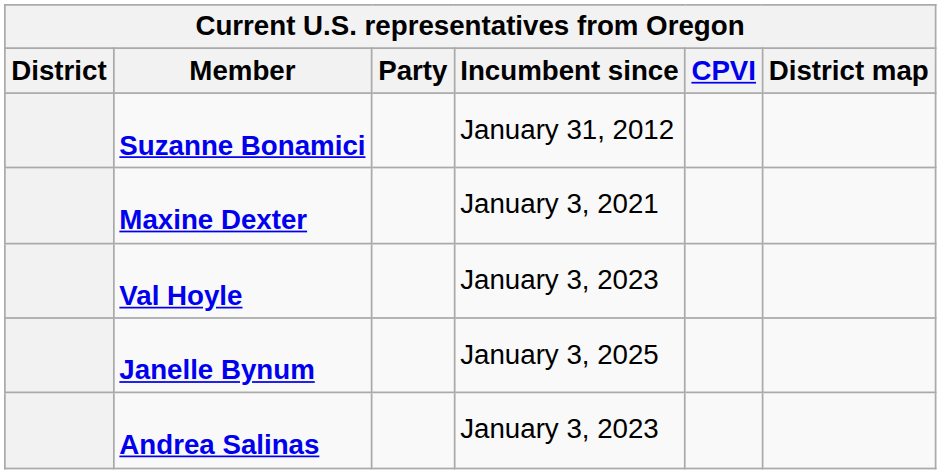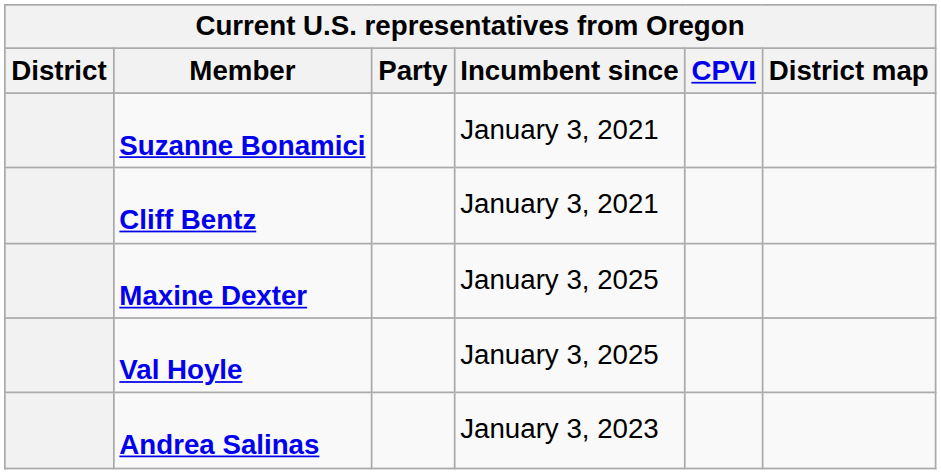(567, 129) January 31, 2012 -> (559, 129) January 3, 2021
+ row: (188, 220)
(559, 204) January 3, 2021 -> (559, 279) January 3, 2025
(559, 279) January 3, 2023 -> (559, 354) January 3, 2025
- row: (217, 370)
